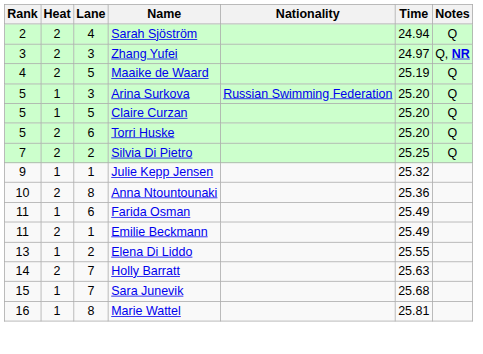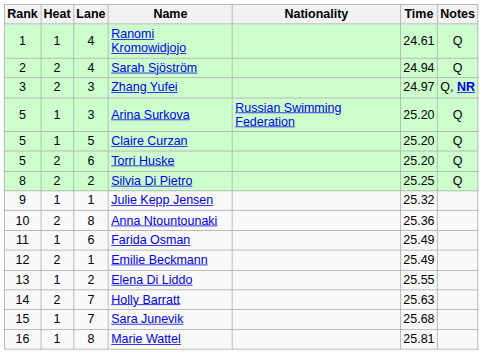+ row: (149, 41)
- row: (160, 73)
(23, 152) 7 -> (23, 181) 8
(23, 232) 11 -> (23, 260) 12
